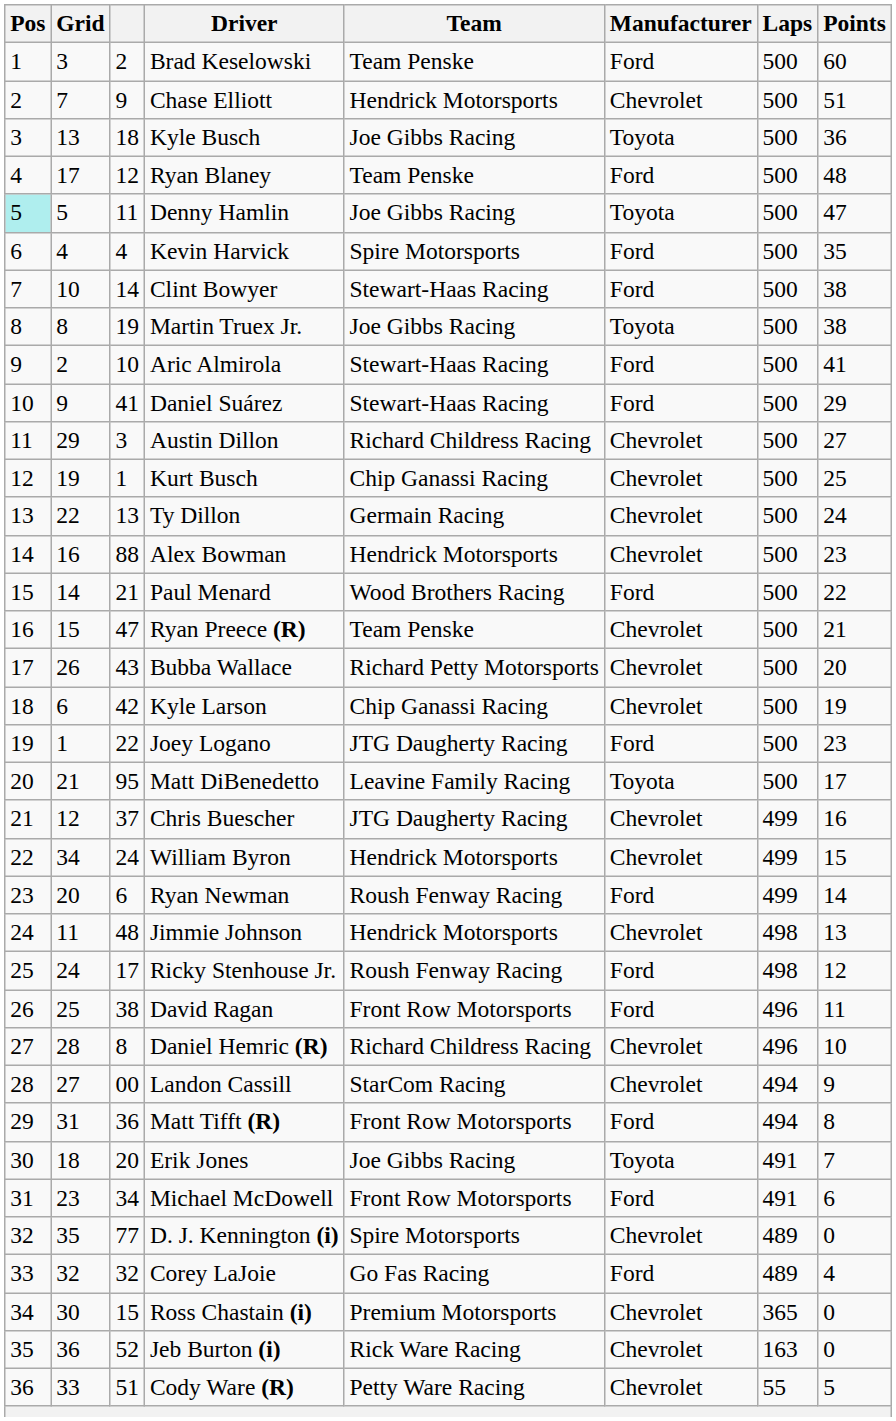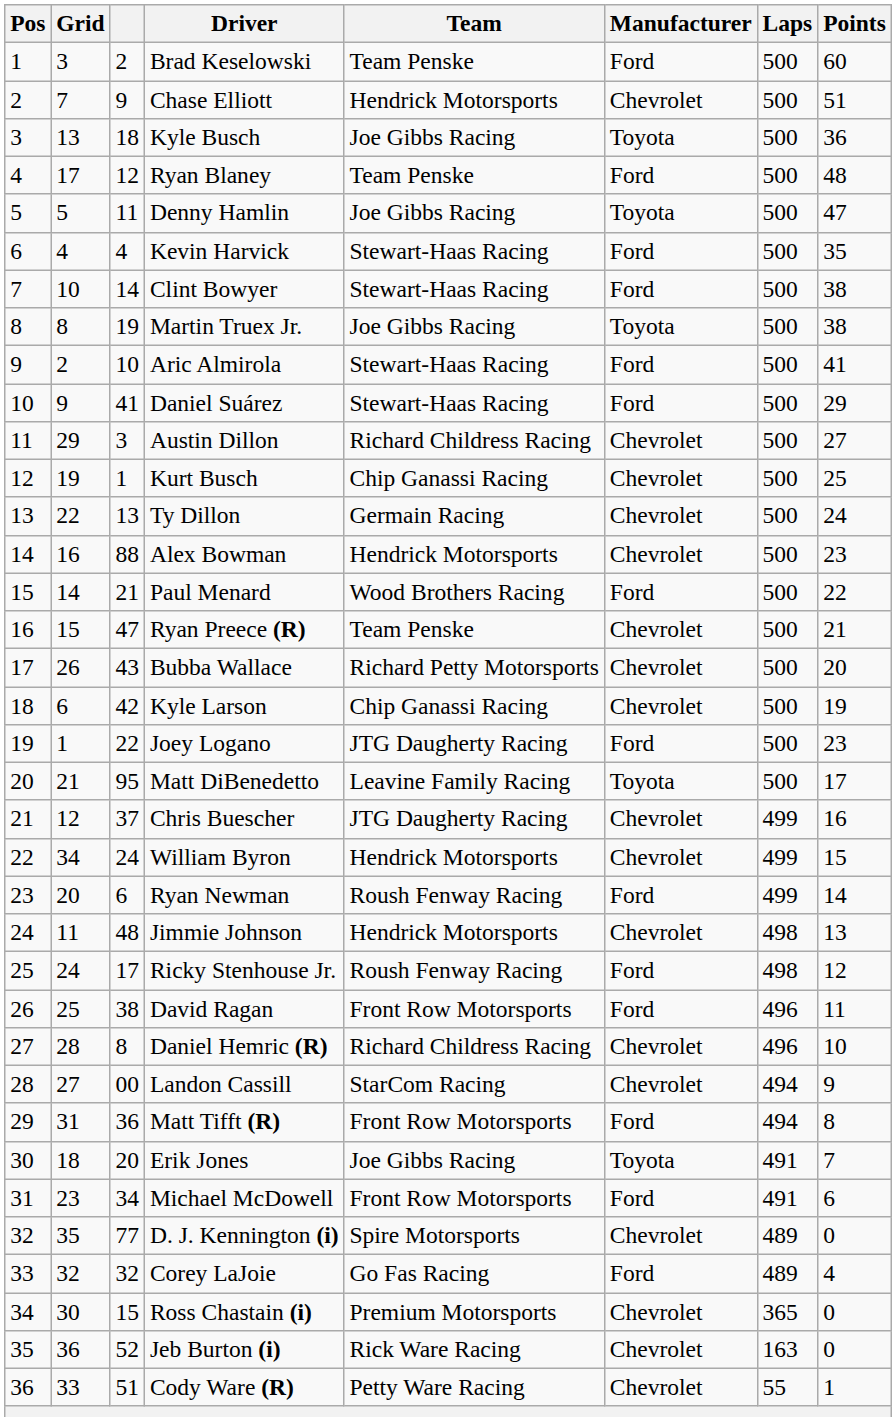(16, 212) paleturquoise background -> (16, 212) no background
(435, 250) Spire Motorsports -> (449, 250) Stewart-Haas Racing
(829, 1386) 5 -> (829, 1386) 1
